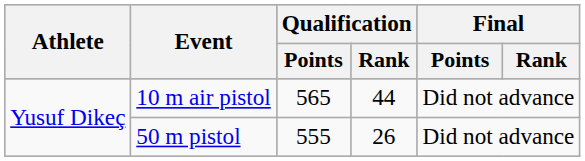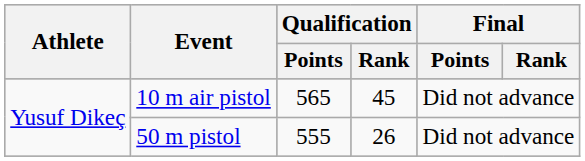(384, 98) 44 -> (384, 98) 45
